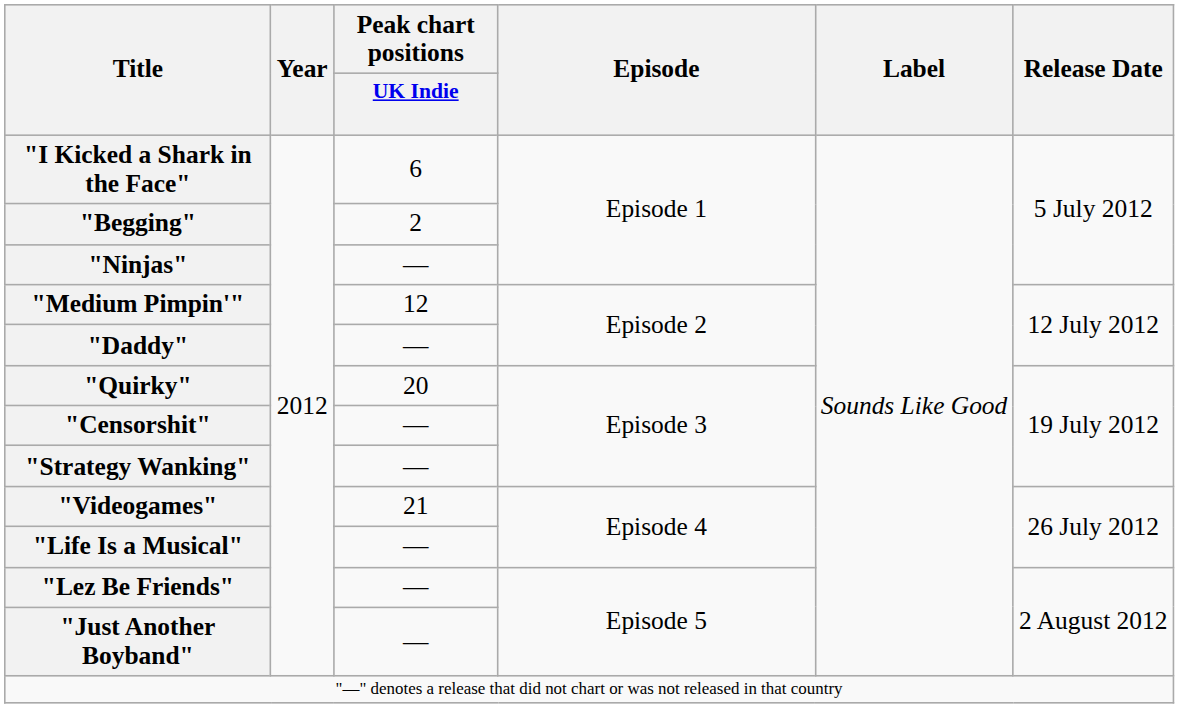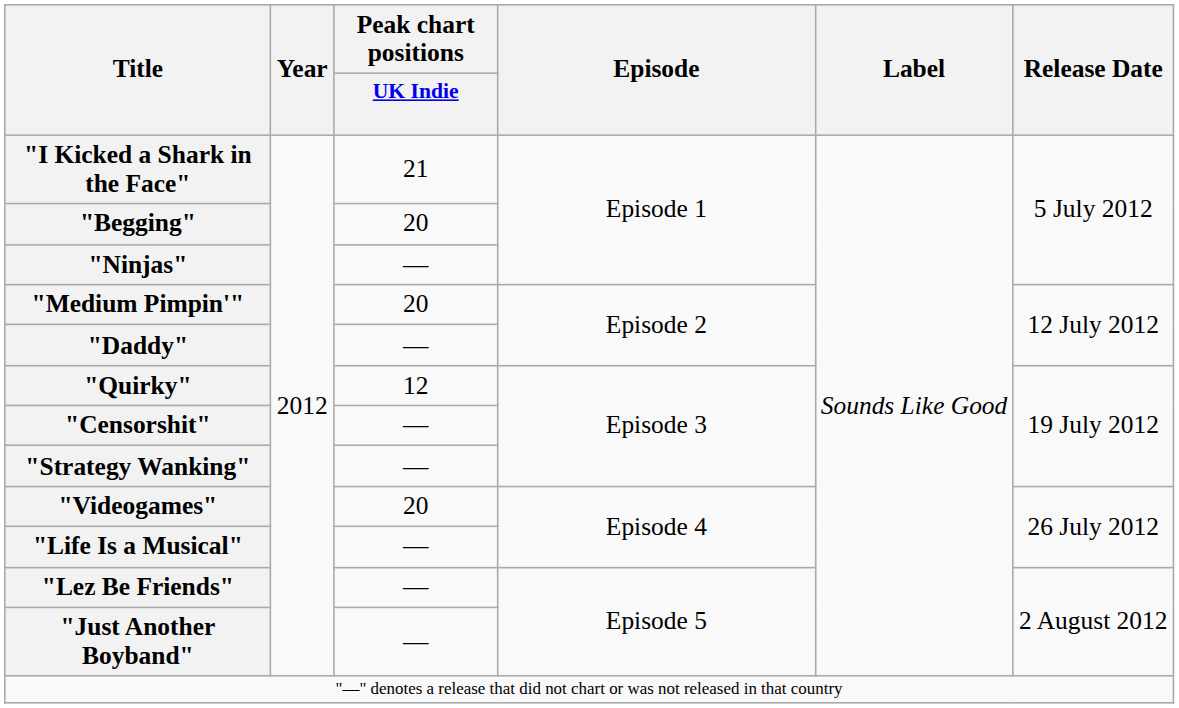(416, 169) 6 -> (416, 169) 21
(416, 223) 2 -> (416, 223) 20
(416, 304) 12 -> (416, 304) 20
(416, 385) 20 -> (416, 385) 12
(416, 506) 21 -> (416, 506) 20
